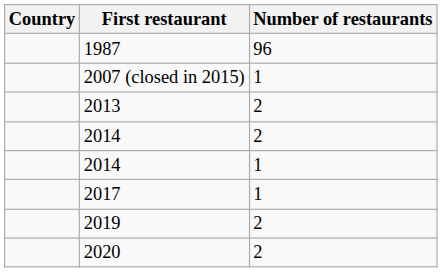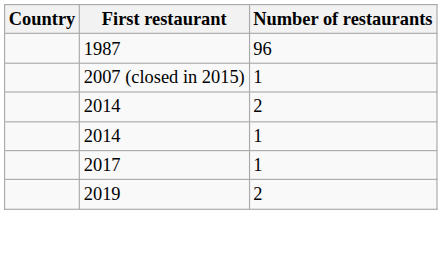- row: (102, 106)
- row: (102, 252)
